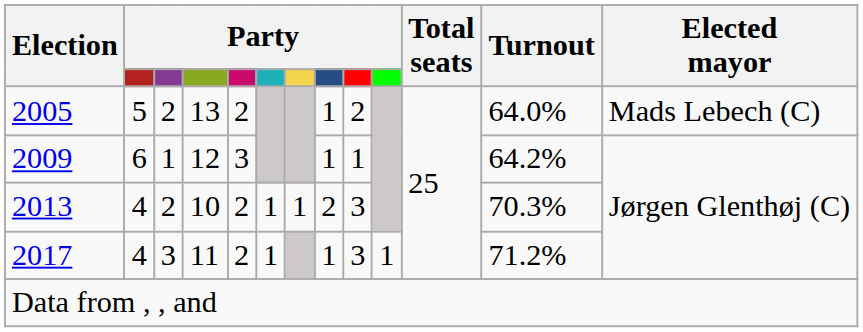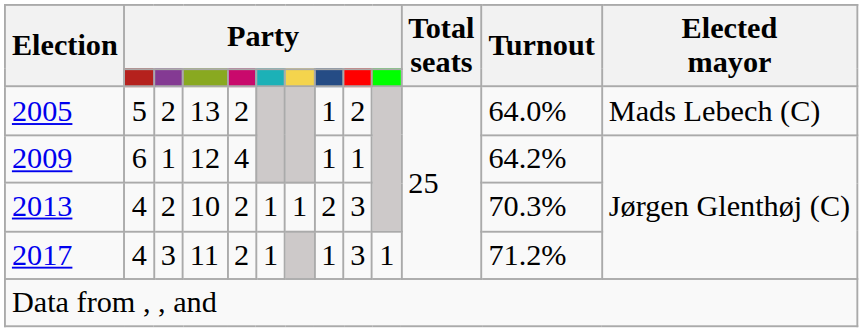(242, 158) 3 -> (242, 158) 4
